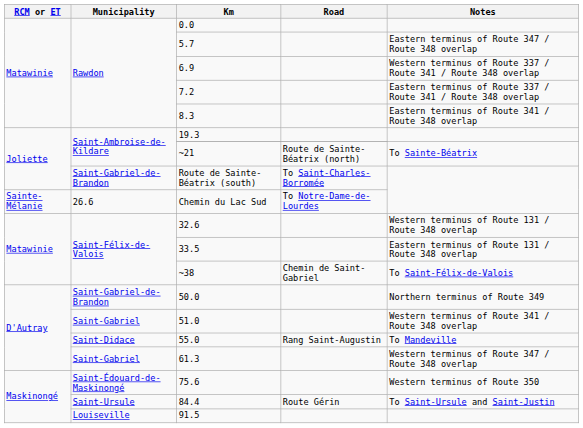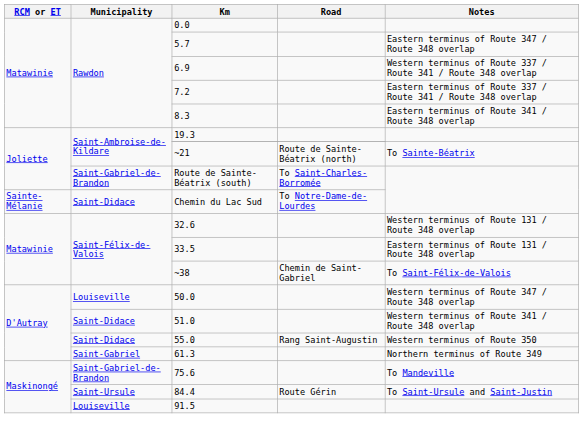(83, 202) 26.6 -> (104, 202) Saint-Didace
(117, 297) Saint-Gabriel-de-Brandon -> (101, 297) Louiseville
(467, 297) Northern terminus of Route 349 -> (467, 297) Western terminus of Route 347 / Route 348 overlap
(106, 321) Saint-Gabriel -> (104, 321) Saint-Didace
(423, 340) To Mandeville -> (462, 340) Western terminus of Route 350
(469, 359) Western terminus of Route 347 / Route 348 overlap -> (464, 354) Northern terminus of Route 349
(117, 383) Saint-Édouard-de-Maskinongé -> (117, 373) Saint-Gabriel-de-Brandon
(464, 383) Western terminus of Route 350 -> (420, 373) To Mandeville
